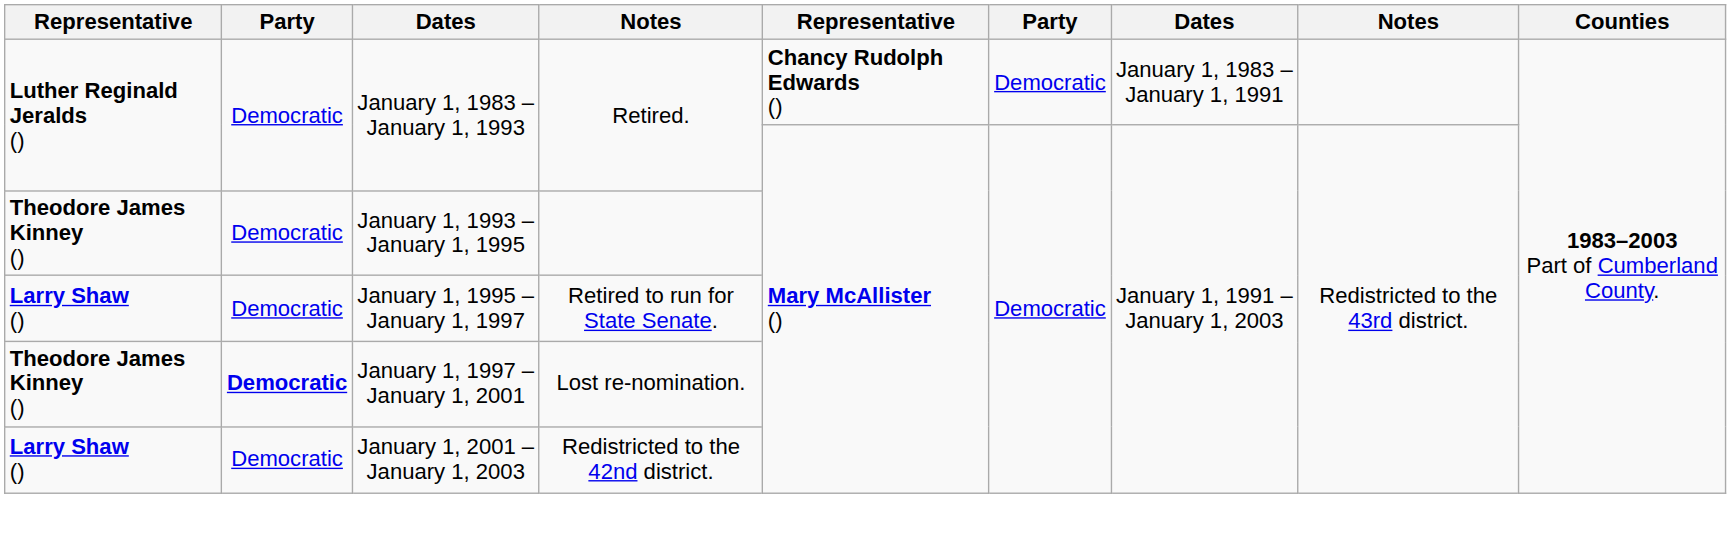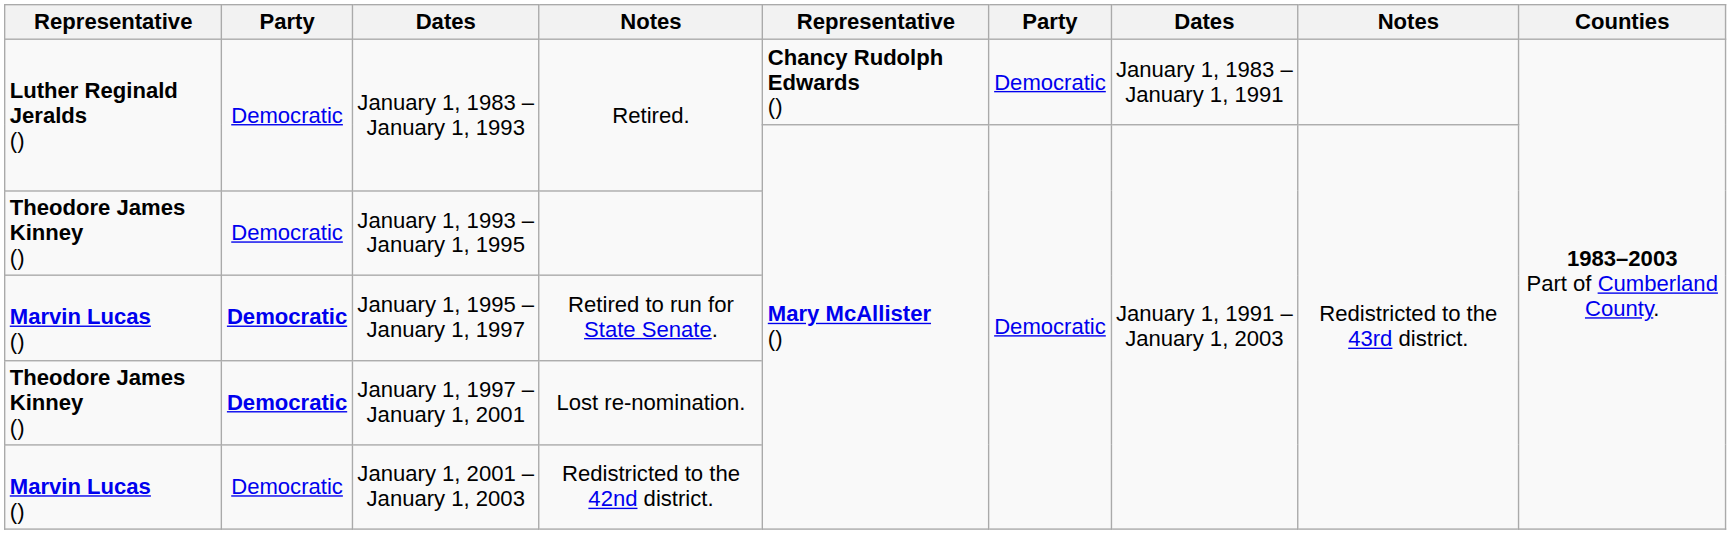(69, 308) Larry Shaw () -> (80, 329) Marvin Lucas ()
(287, 308) normal -> (287, 317) bold
(69, 459) Larry Shaw () -> (80, 499) Marvin Lucas ()
